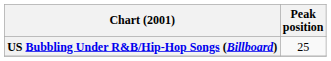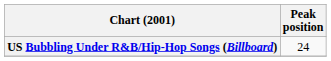(303, 46) 25 -> (303, 46) 24
